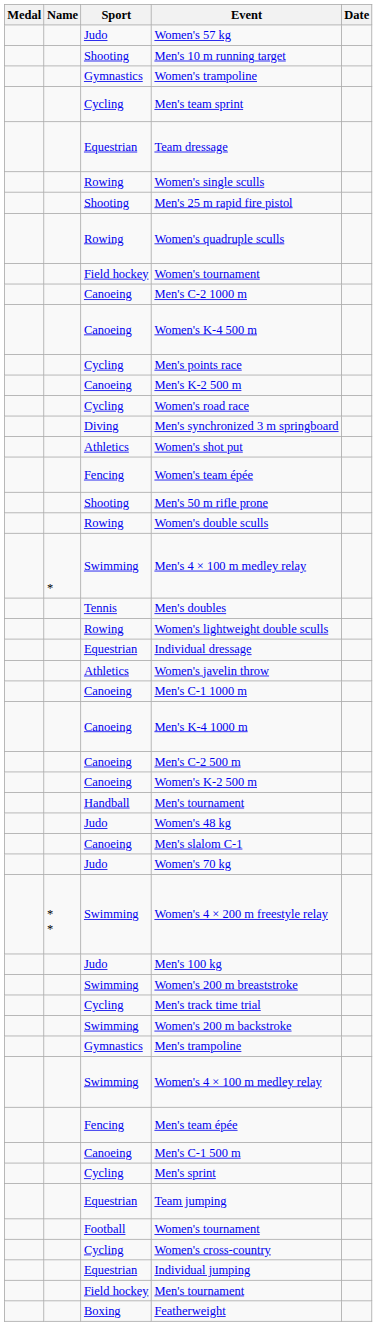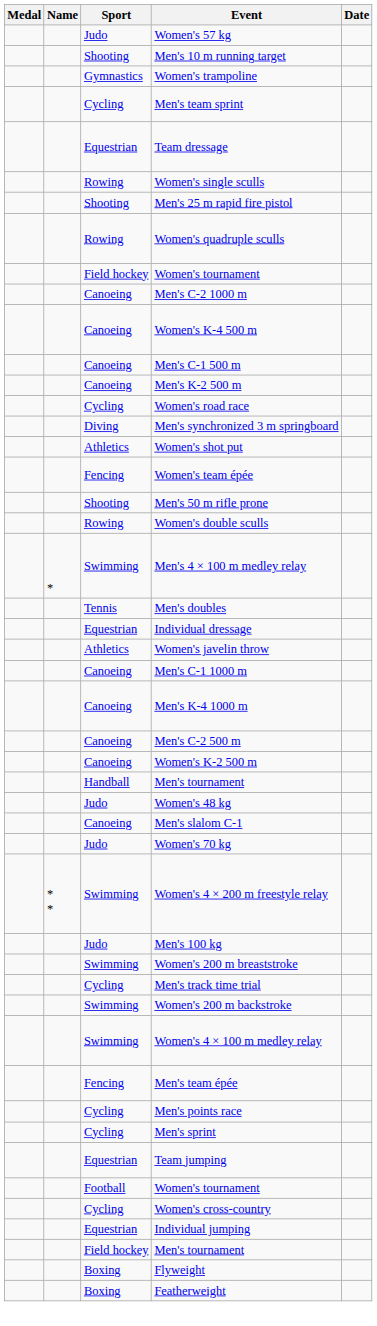rows swapped: (108, 1152) <-> (104, 364)
- row: (104, 629)
- row: (113, 1046)
+ row: (102, 1270)
